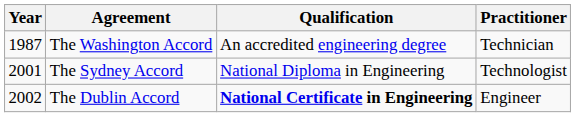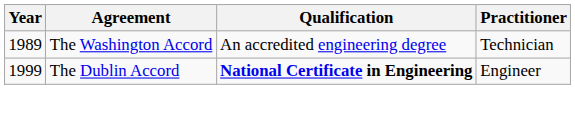(25, 44) 1987 -> (25, 44) 1989
- row: (116, 71)
(25, 97) 2002 -> (25, 71) 1999
